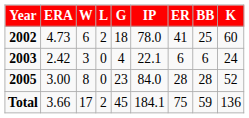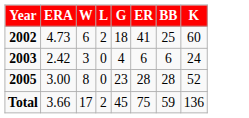- column: (149, 15)
